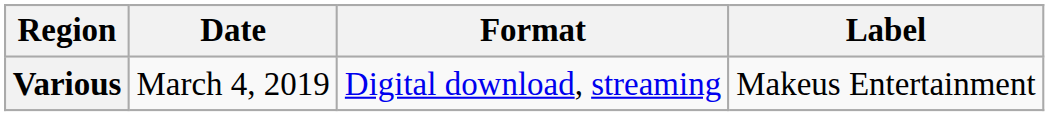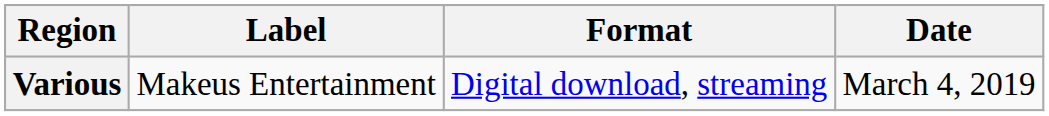columns swapped: (233, 30) <-> (886, 30)
